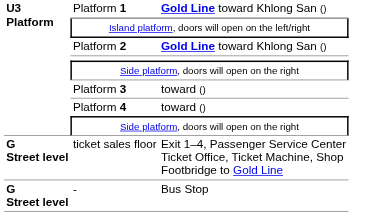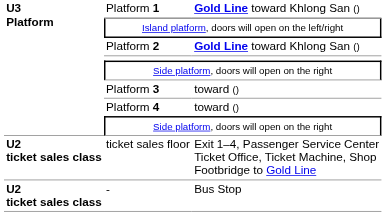(37, 151) G Street level -> (54, 151) U2 ticket sales class
(37, 195) G Street level -> (54, 195) U2 ticket sales class
